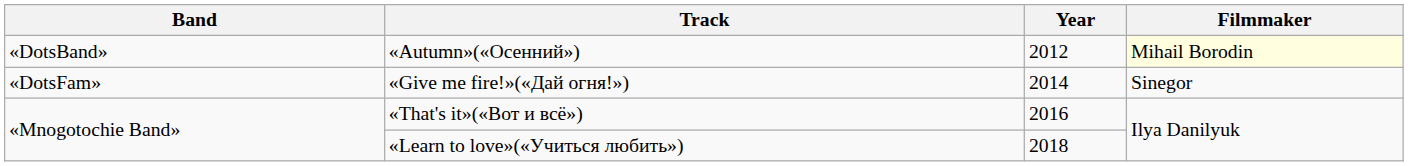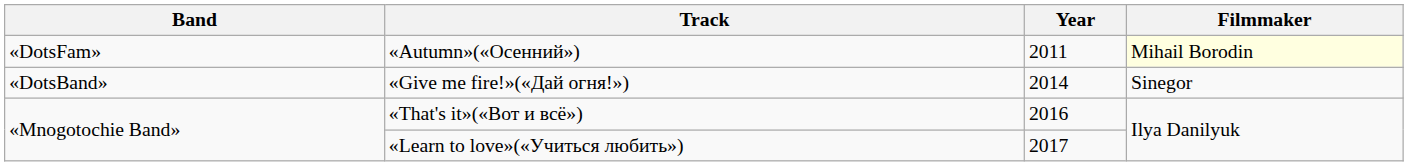(58, 51) «DotsBand» -> (55, 51) «DotsFam»
(1049, 51) 2012 -> (1048, 51) 2011
(55, 82) «DotsFam» -> (58, 82) «DotsBand»
(1049, 144) 2018 -> (1049, 144) 2017
